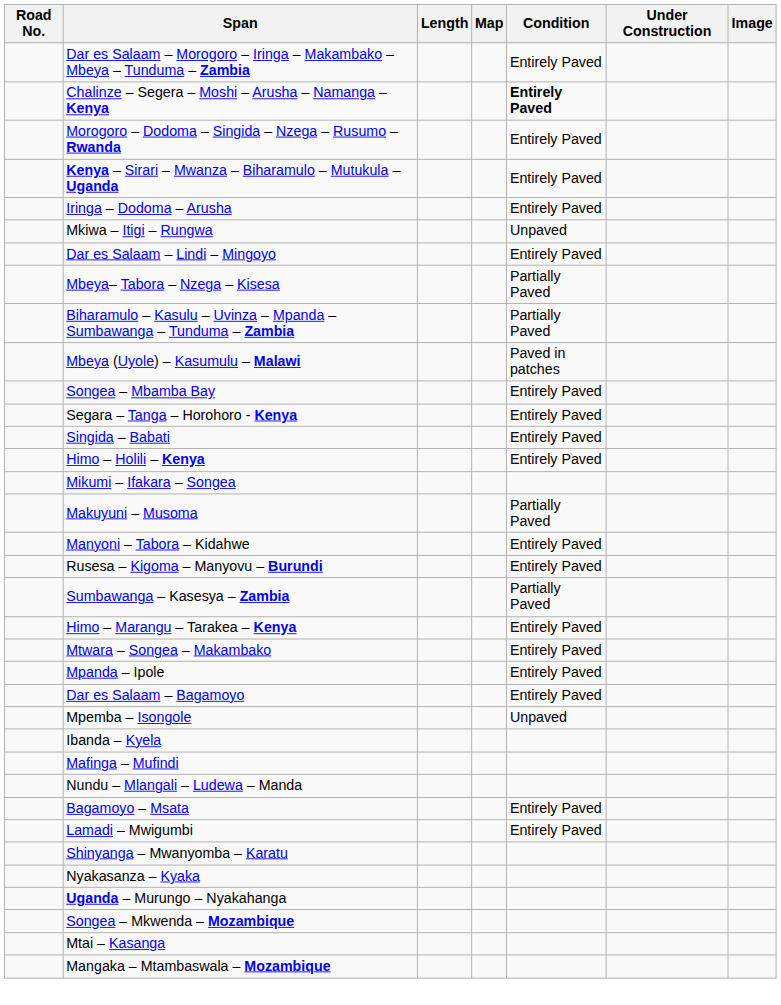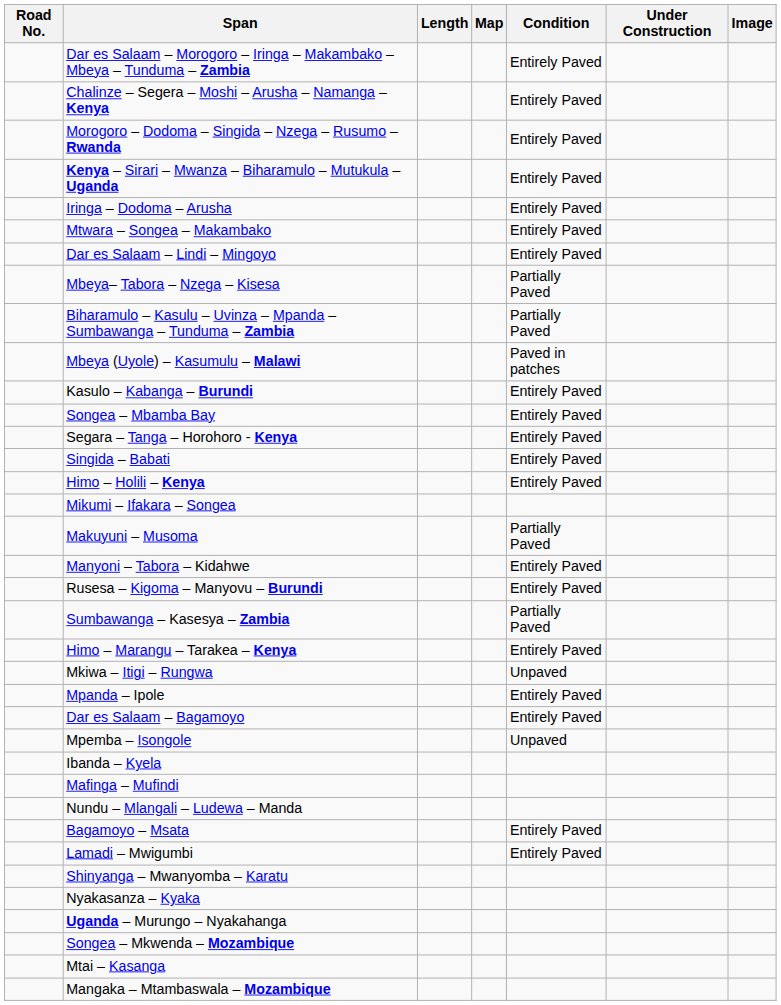(536, 101) bold -> (556, 101) normal
rows swapped: (169, 650) <-> (139, 231)
+ row: (160, 392)
